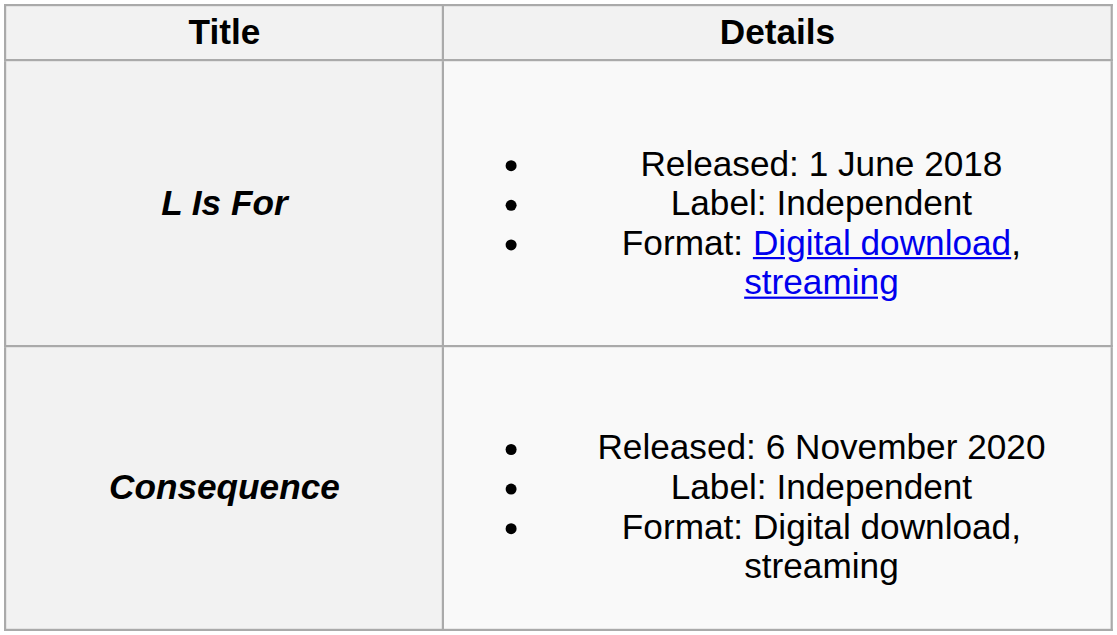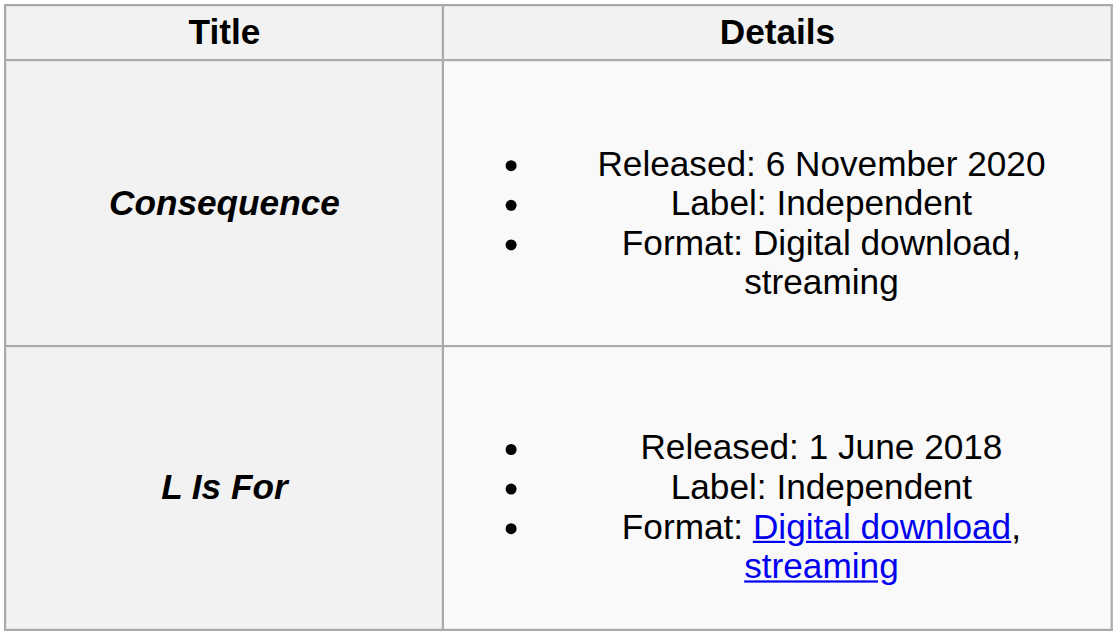rows swapped: (224, 202) <-> (224, 487)
